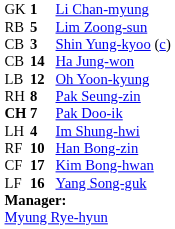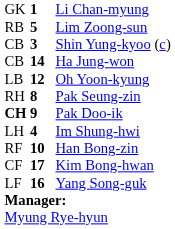(34, 113) 7 -> (34, 113) 9
